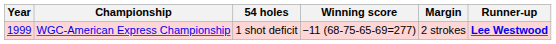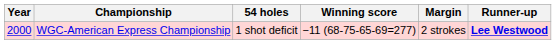(19, 30) 1999 -> (19, 30) 2000
